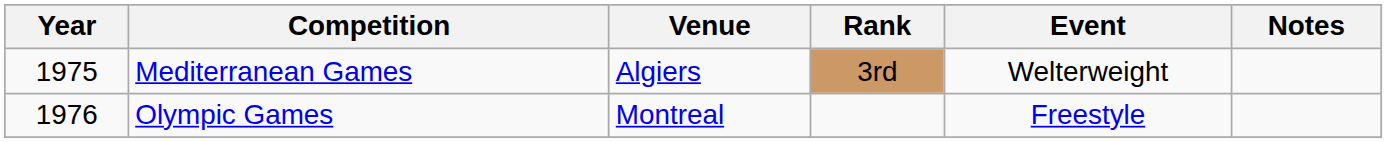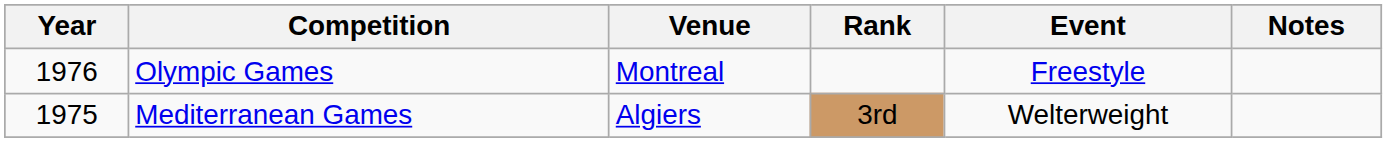rows swapped: (274, 70) <-> (234, 114)
